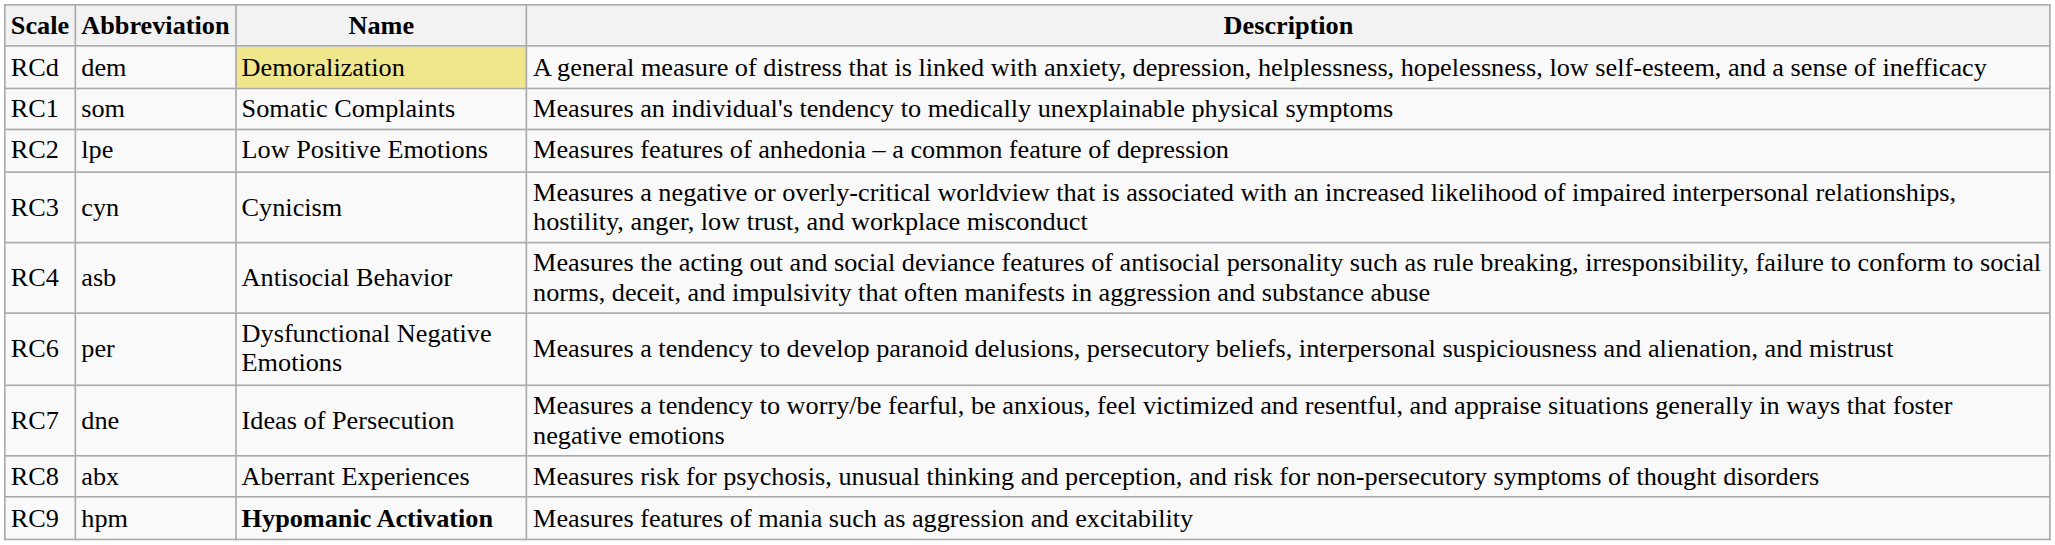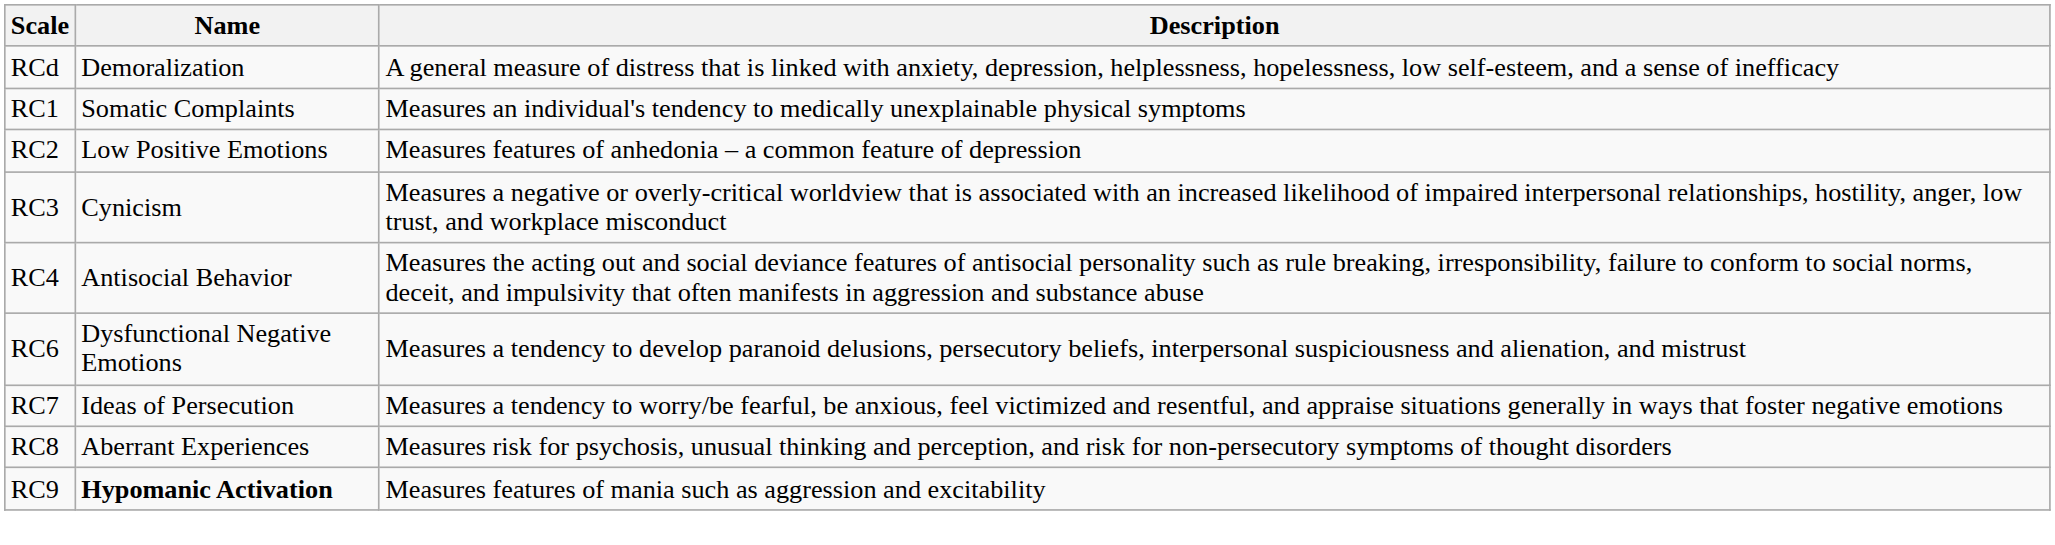- column: (155, 25)
(323, 66) khaki background -> (163, 66) no background
